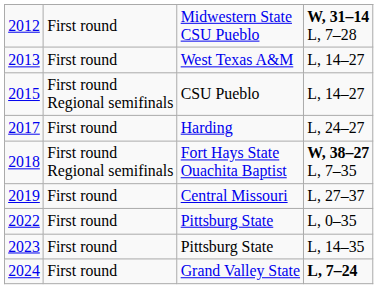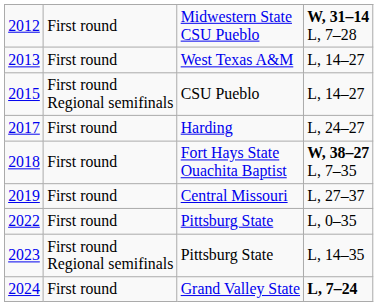(110, 162) First round Regional semifinals -> (82, 162) First round
(82, 246) First round -> (110, 255) First round Regional semifinals
